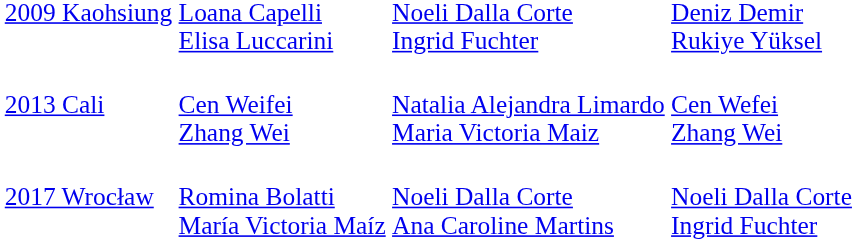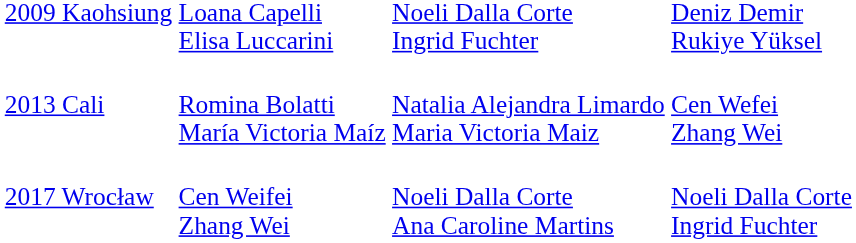(236, 118) Cen Weifei Zhang Wei -> (282, 118) Romina Bolatti María Victoria Maíz
(282, 211) Romina Bolatti María Victoria Maíz -> (236, 211) Cen Weifei Zhang Wei
